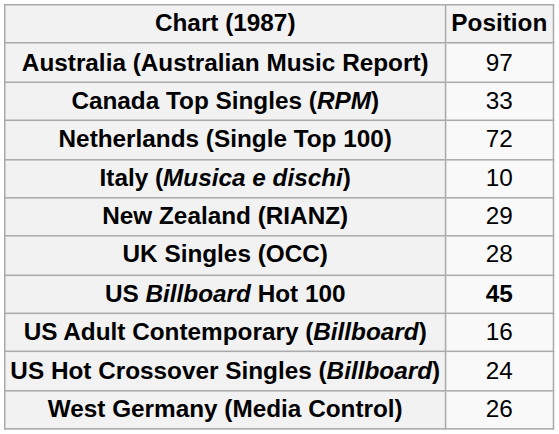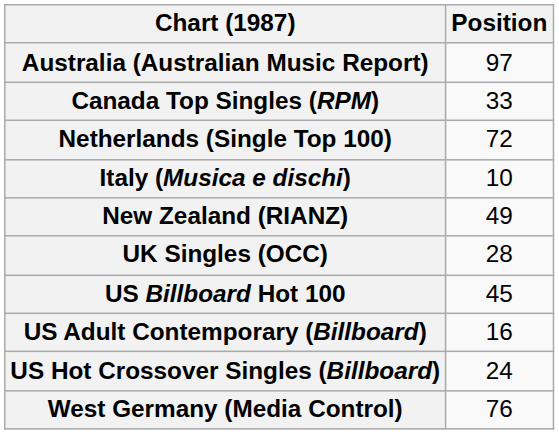(499, 216) 29 -> (499, 216) 49
(499, 293) bold -> (499, 293) normal
(499, 409) 26 -> (499, 409) 76
